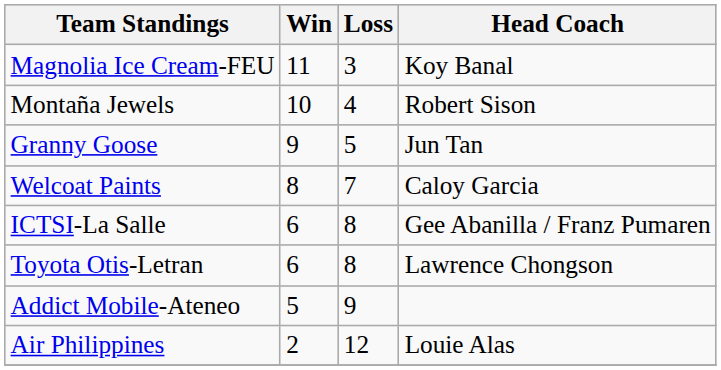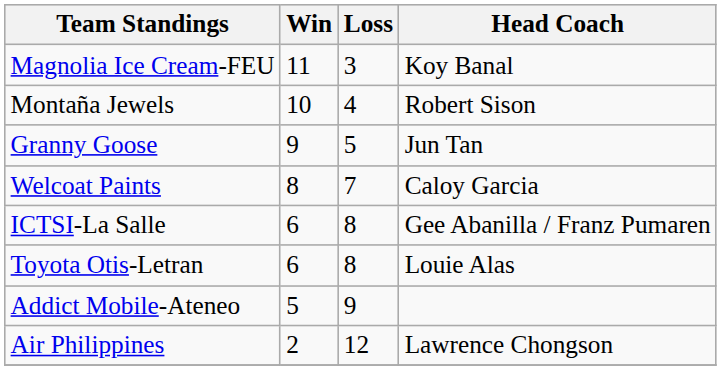(509, 265) Lawrence Chongson -> (460, 265) Louie Alas
(460, 345) Louie Alas -> (509, 345) Lawrence Chongson
